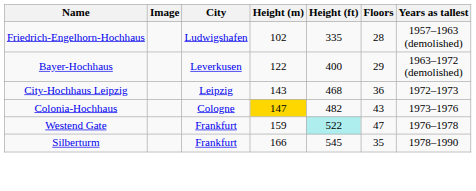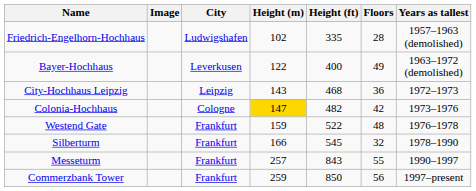(378, 66) 29 -> (378, 66) 49
(378, 108) 43 -> (378, 108) 42
(334, 125) paleturquoise background -> (334, 125) no background
(378, 125) 47 -> (378, 125) 48
(378, 143) 35 -> (378, 143) 32
+ row: (76, 160)
+ row: (76, 178)
